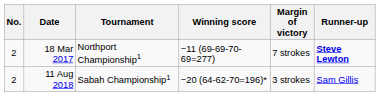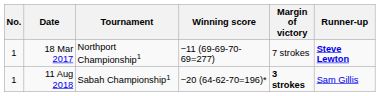(14, 53) 2 -> (14, 53) 1
(14, 79) 2 -> (14, 79) 1
(291, 79) normal -> (288, 79) bold
